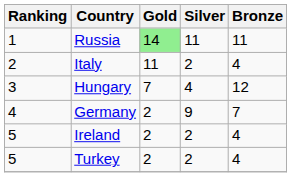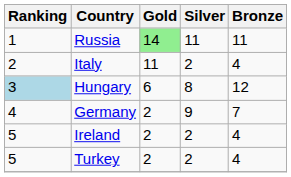(12, 87) no background -> (12, 87) lightblue background
(147, 87) 7 -> (147, 87) 6
(188, 87) 4 -> (188, 87) 8
